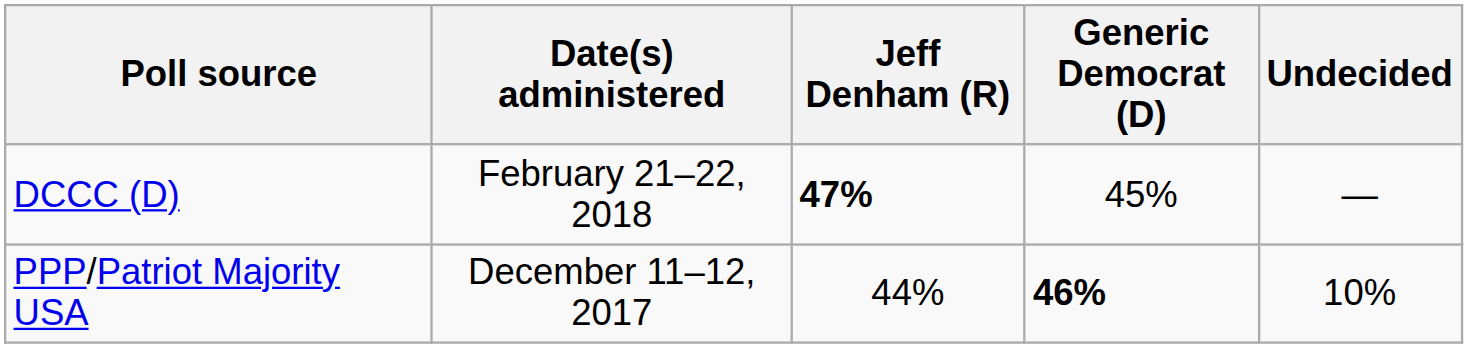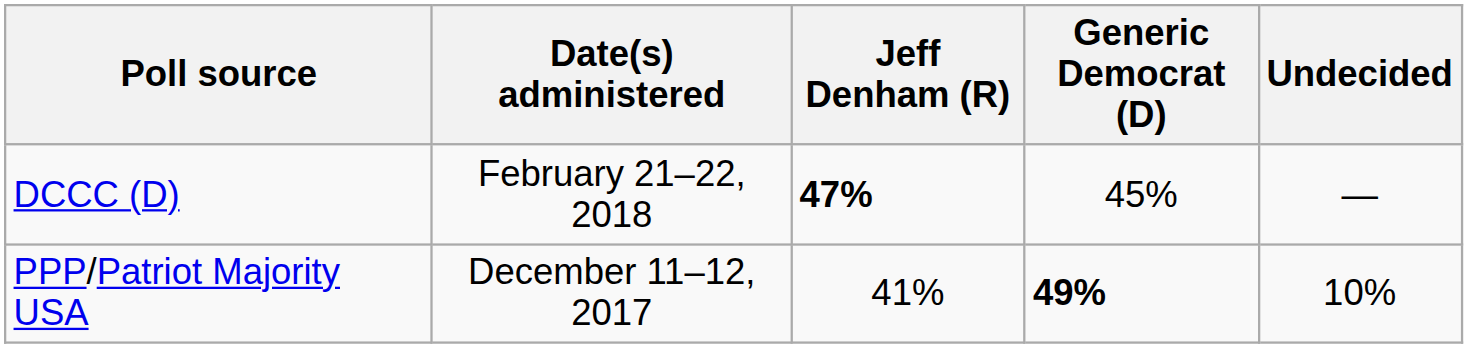(908, 292) 44% -> (908, 292) 41%
(1070, 292) 46% -> (1070, 292) 49%
